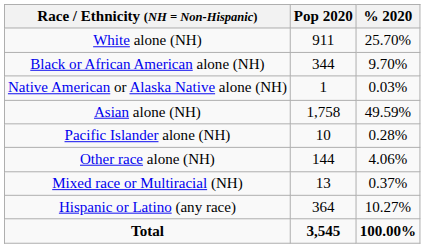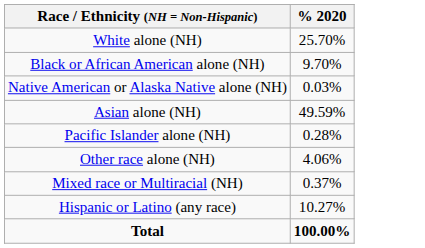- column: (323, 16)
